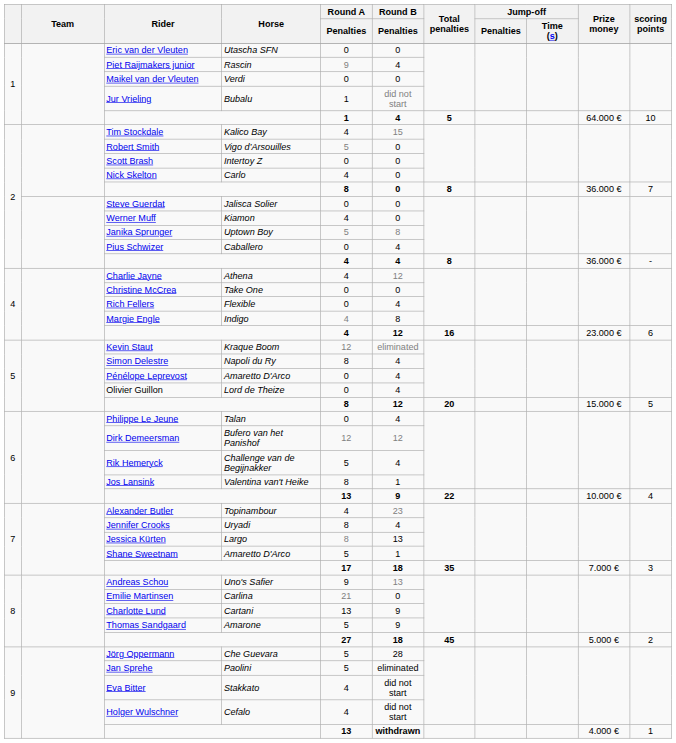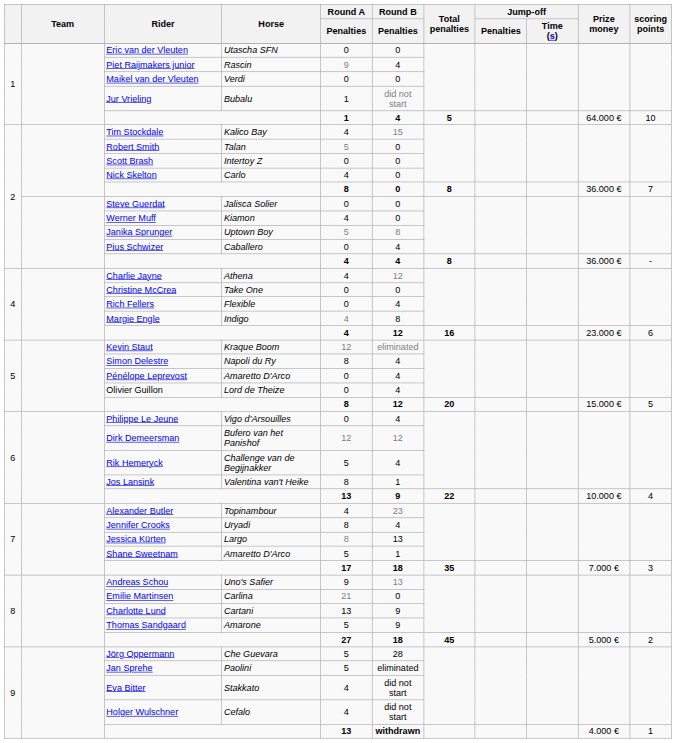(257, 147) Vigo d’Arsouilles -> (235, 147) Talan
(235, 419) Talan -> (257, 419) Vigo d’Arsouilles
